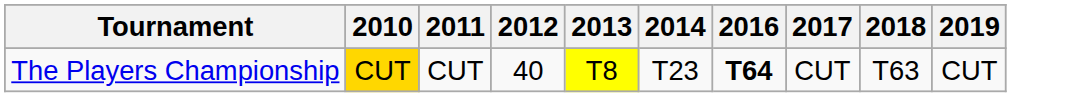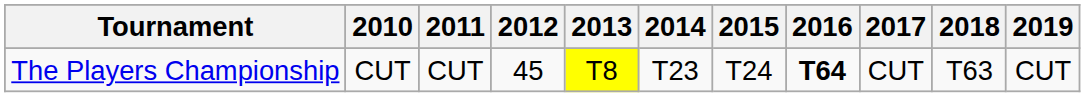+ column: (749, 27)
(383, 70) gold background -> (383, 70) no background
(528, 70) 40 -> (528, 70) 45
